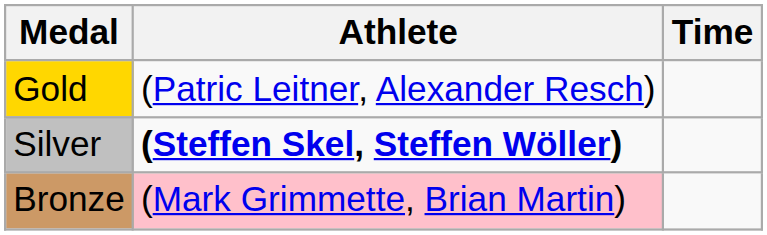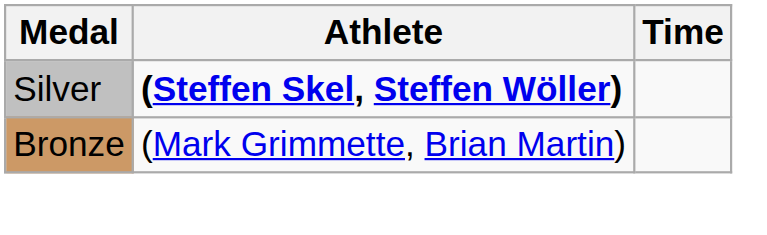- row: (50, 88)
(384, 199) pink background -> (384, 144) no background
